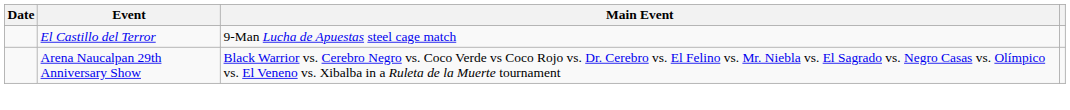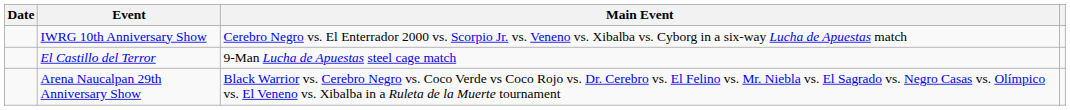+ row: (124, 36)
